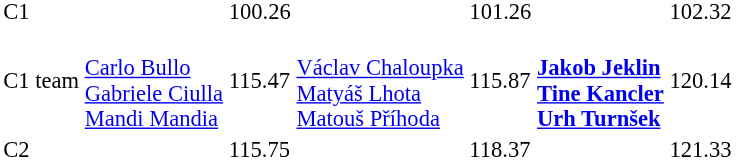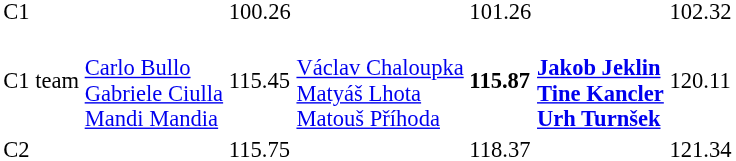(259, 80) 115.47 -> (259, 80) 115.45
(500, 80) normal -> (500, 80) bold
(700, 80) 120.14 -> (700, 80) 120.11
(700, 149) 121.33 -> (700, 149) 121.34
